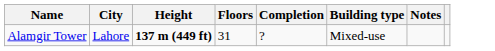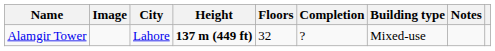+ column: (110, 14)
(224, 35) 31 -> (265, 35) 32
